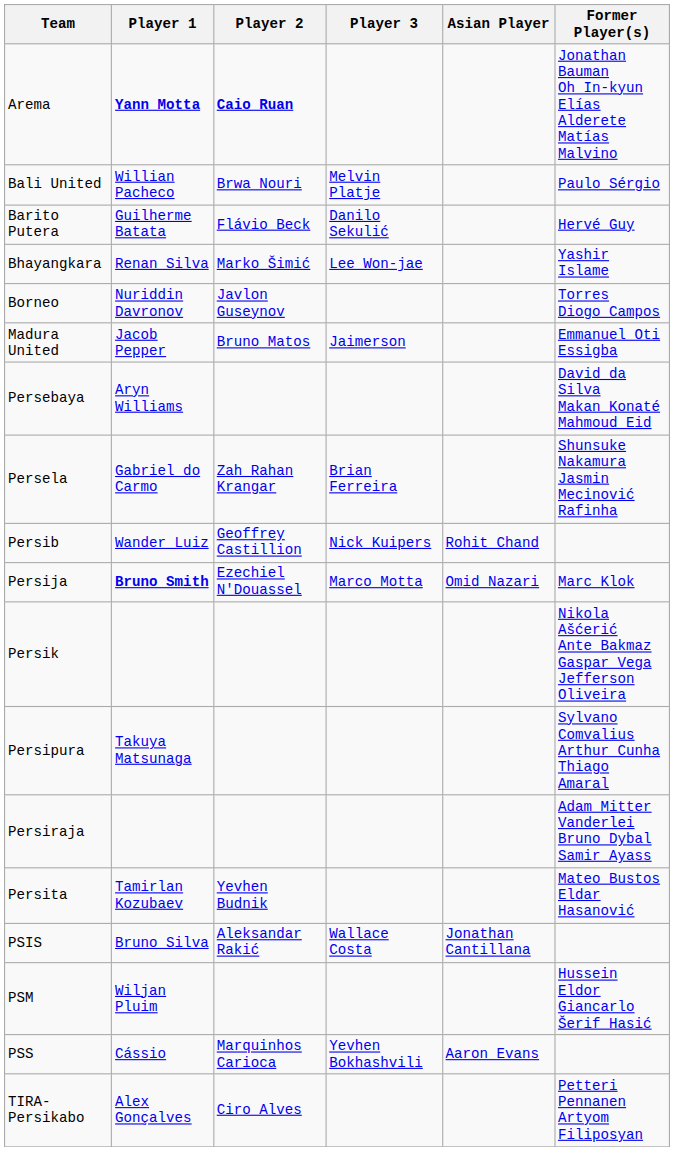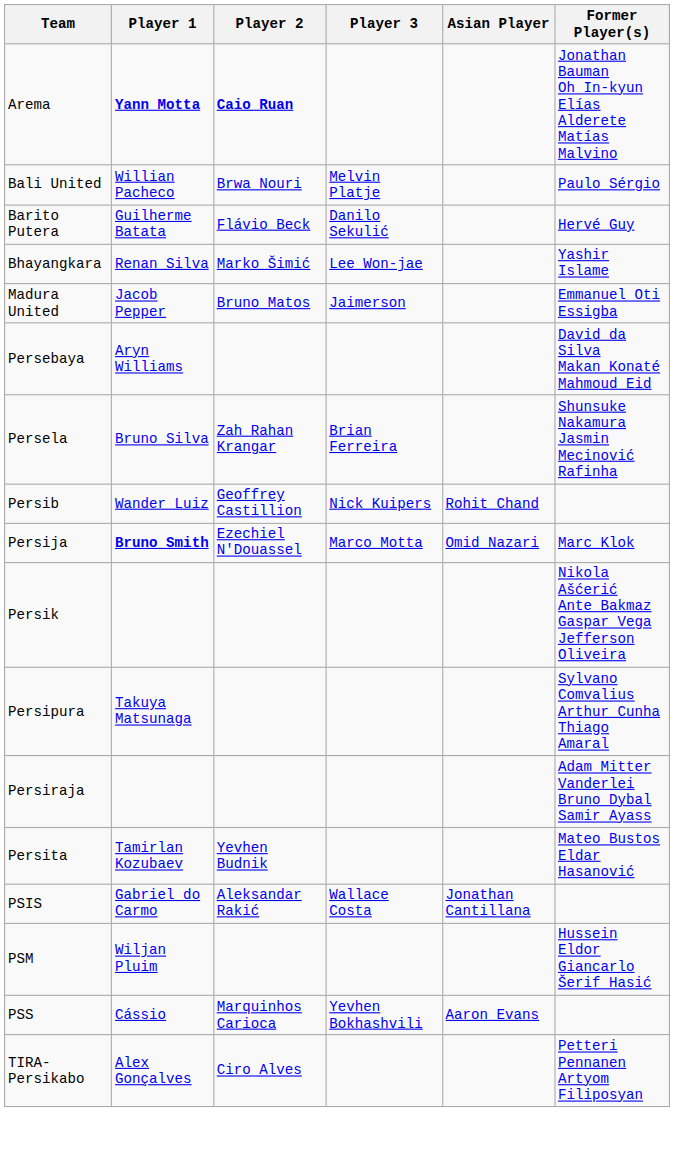- row: (33, 303)
(158, 479) Gabriel do Carmo -> (162, 439) Bruno Silva
(162, 943) Bruno Silva -> (158, 903) Gabriel do Carmo
